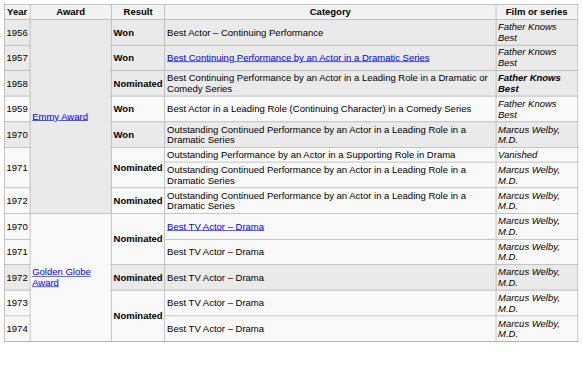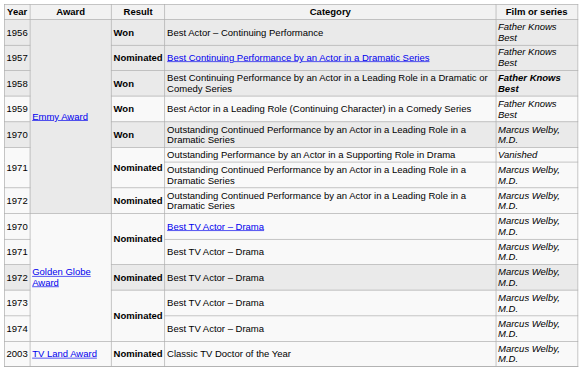(124, 58) Won -> (138, 58) Nominated
(138, 84) Nominated -> (124, 84) Won
+ row: (17, 354)
